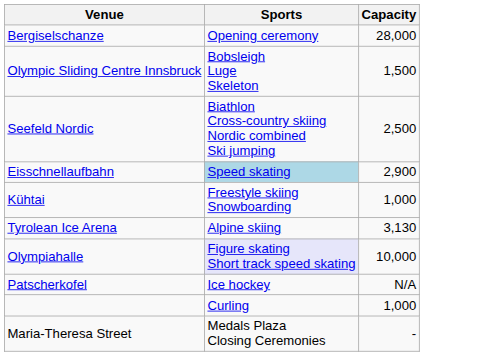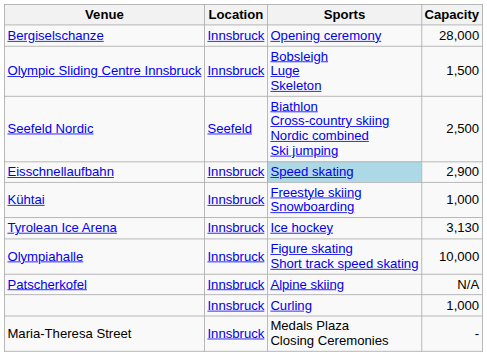+ column: (236, 14)
(244, 228) Alpine skiing -> (302, 228) Ice hockey
(281, 256) lavender background -> (344, 256) no background
(239, 284) Ice hockey -> (307, 284) Alpine skiing
